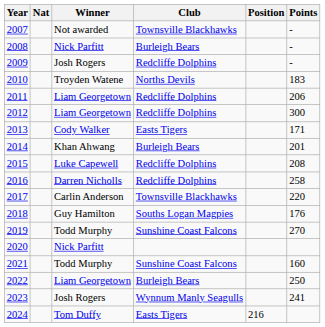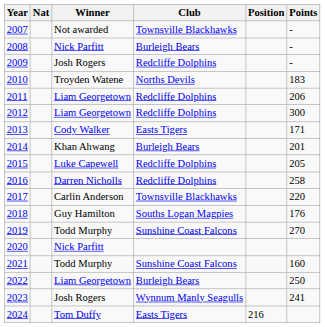(297, 163) 208 -> (297, 163) 205
